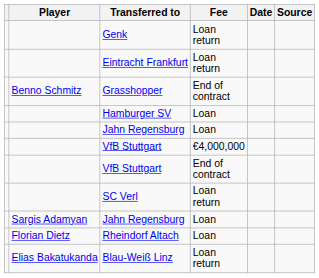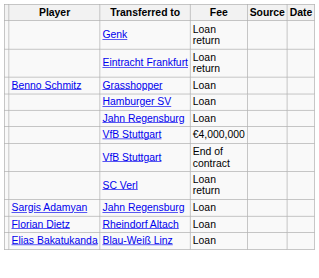columns swapped: (261, 12) <-> (295, 12)
(211, 91) End of contract -> (204, 85) Loan
(206, 258) Loan return -> (204, 240) Loan
